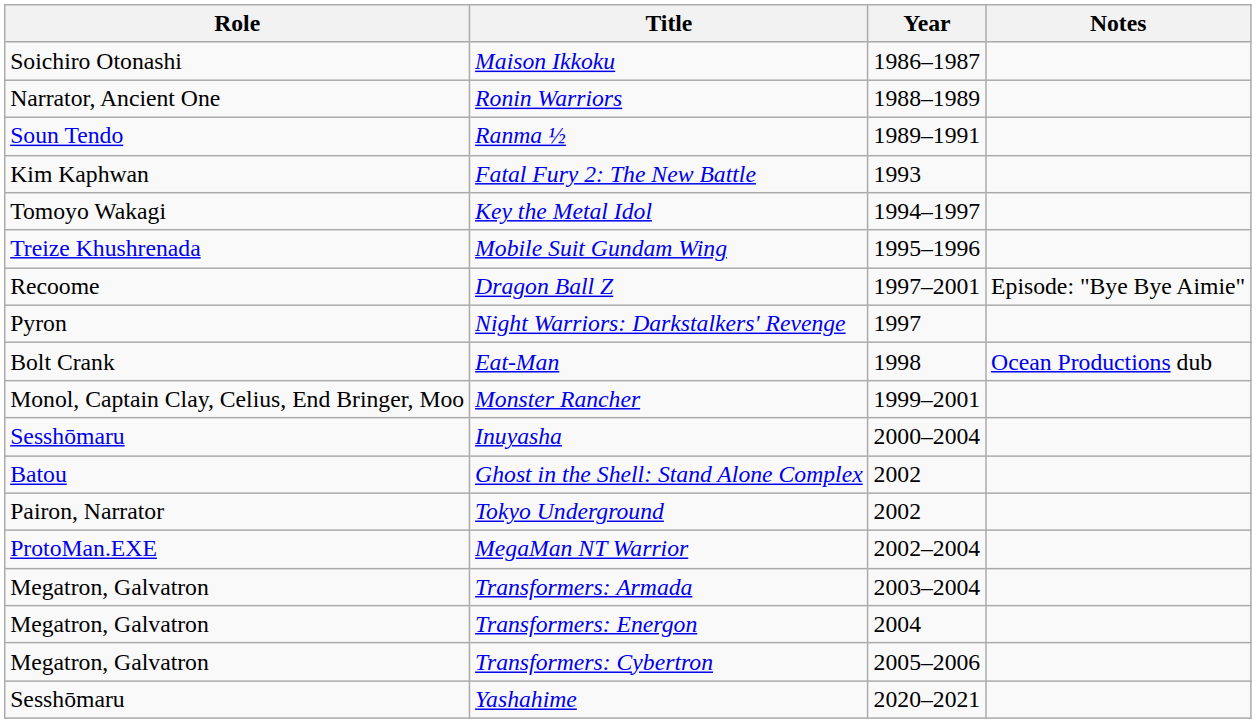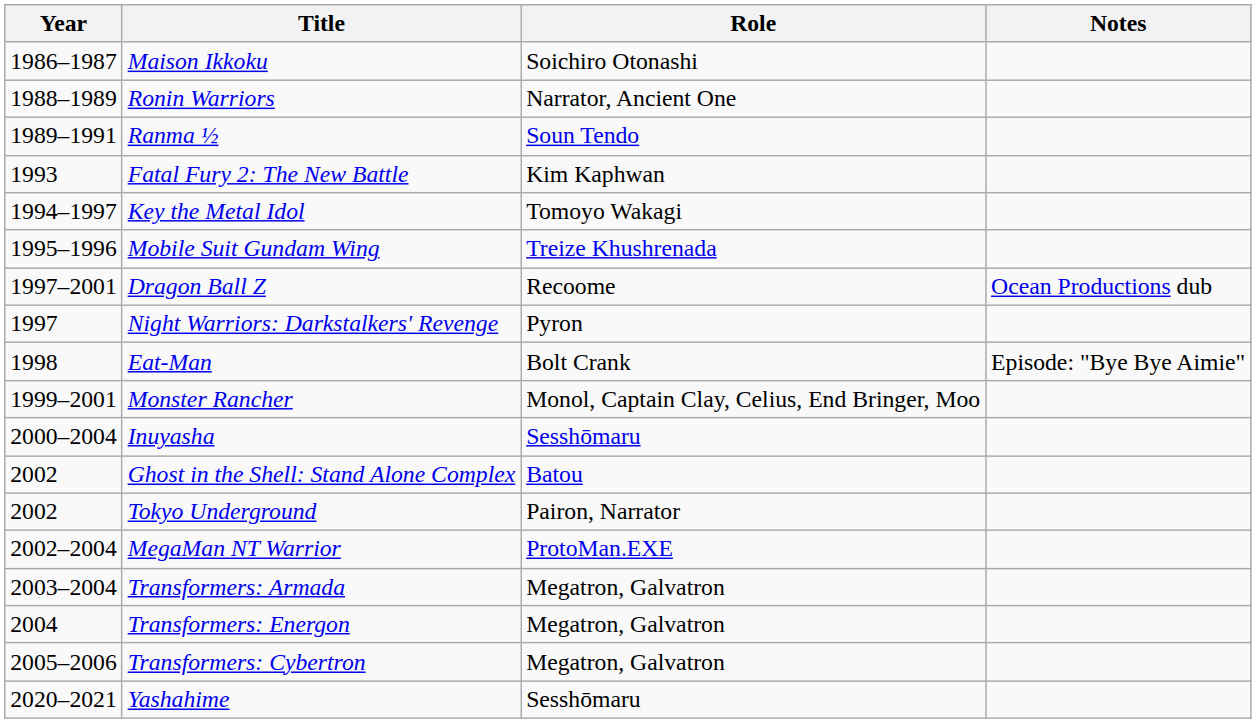columns swapped: (927, 23) <-> (237, 23)
(1118, 286) Episode: "Bye Bye Aimie" -> (1102, 286) Ocean Productions dub
(1102, 361) Ocean Productions dub -> (1118, 361) Episode: "Bye Bye Aimie"
